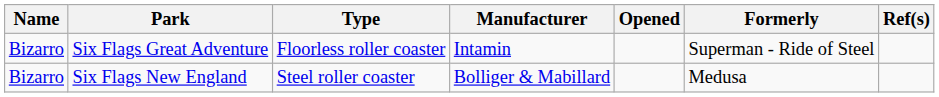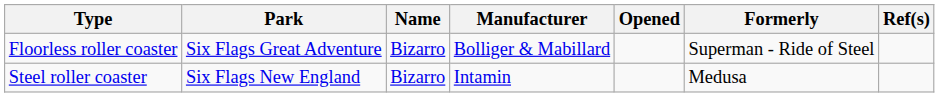columns swapped: (36, 19) <-> (361, 19)
(482, 48) Intamin -> (532, 48) Bolliger & Mabillard
(532, 77) Bolliger & Mabillard -> (482, 77) Intamin
